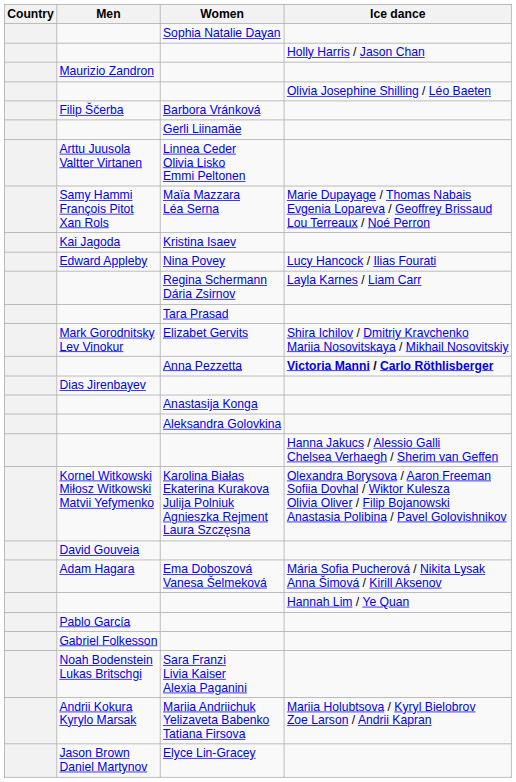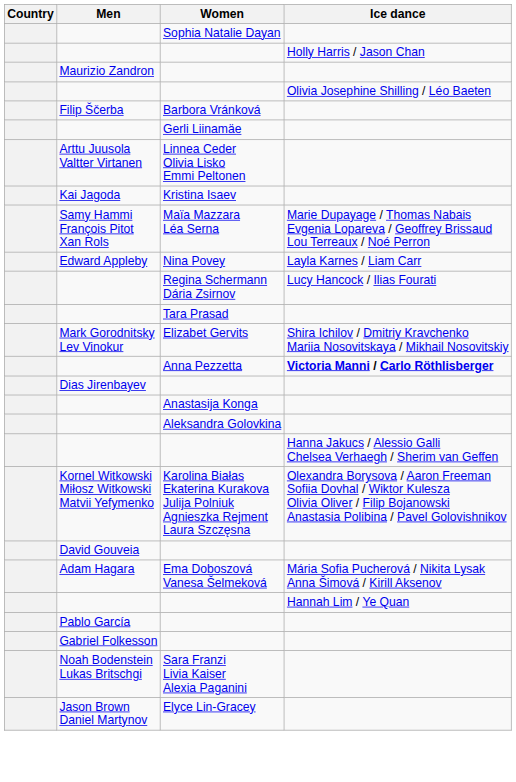rows swapped: (97, 209) <-> (90, 242)
(362, 261) Lucy Hancock / Ilias Fourati -> (354, 261) Layla Karnes / Liam Carr
(354, 280) Layla Karnes / Liam Carr -> (362, 280) Lucy Hancock / Ilias Fourati
- row: (98, 713)
